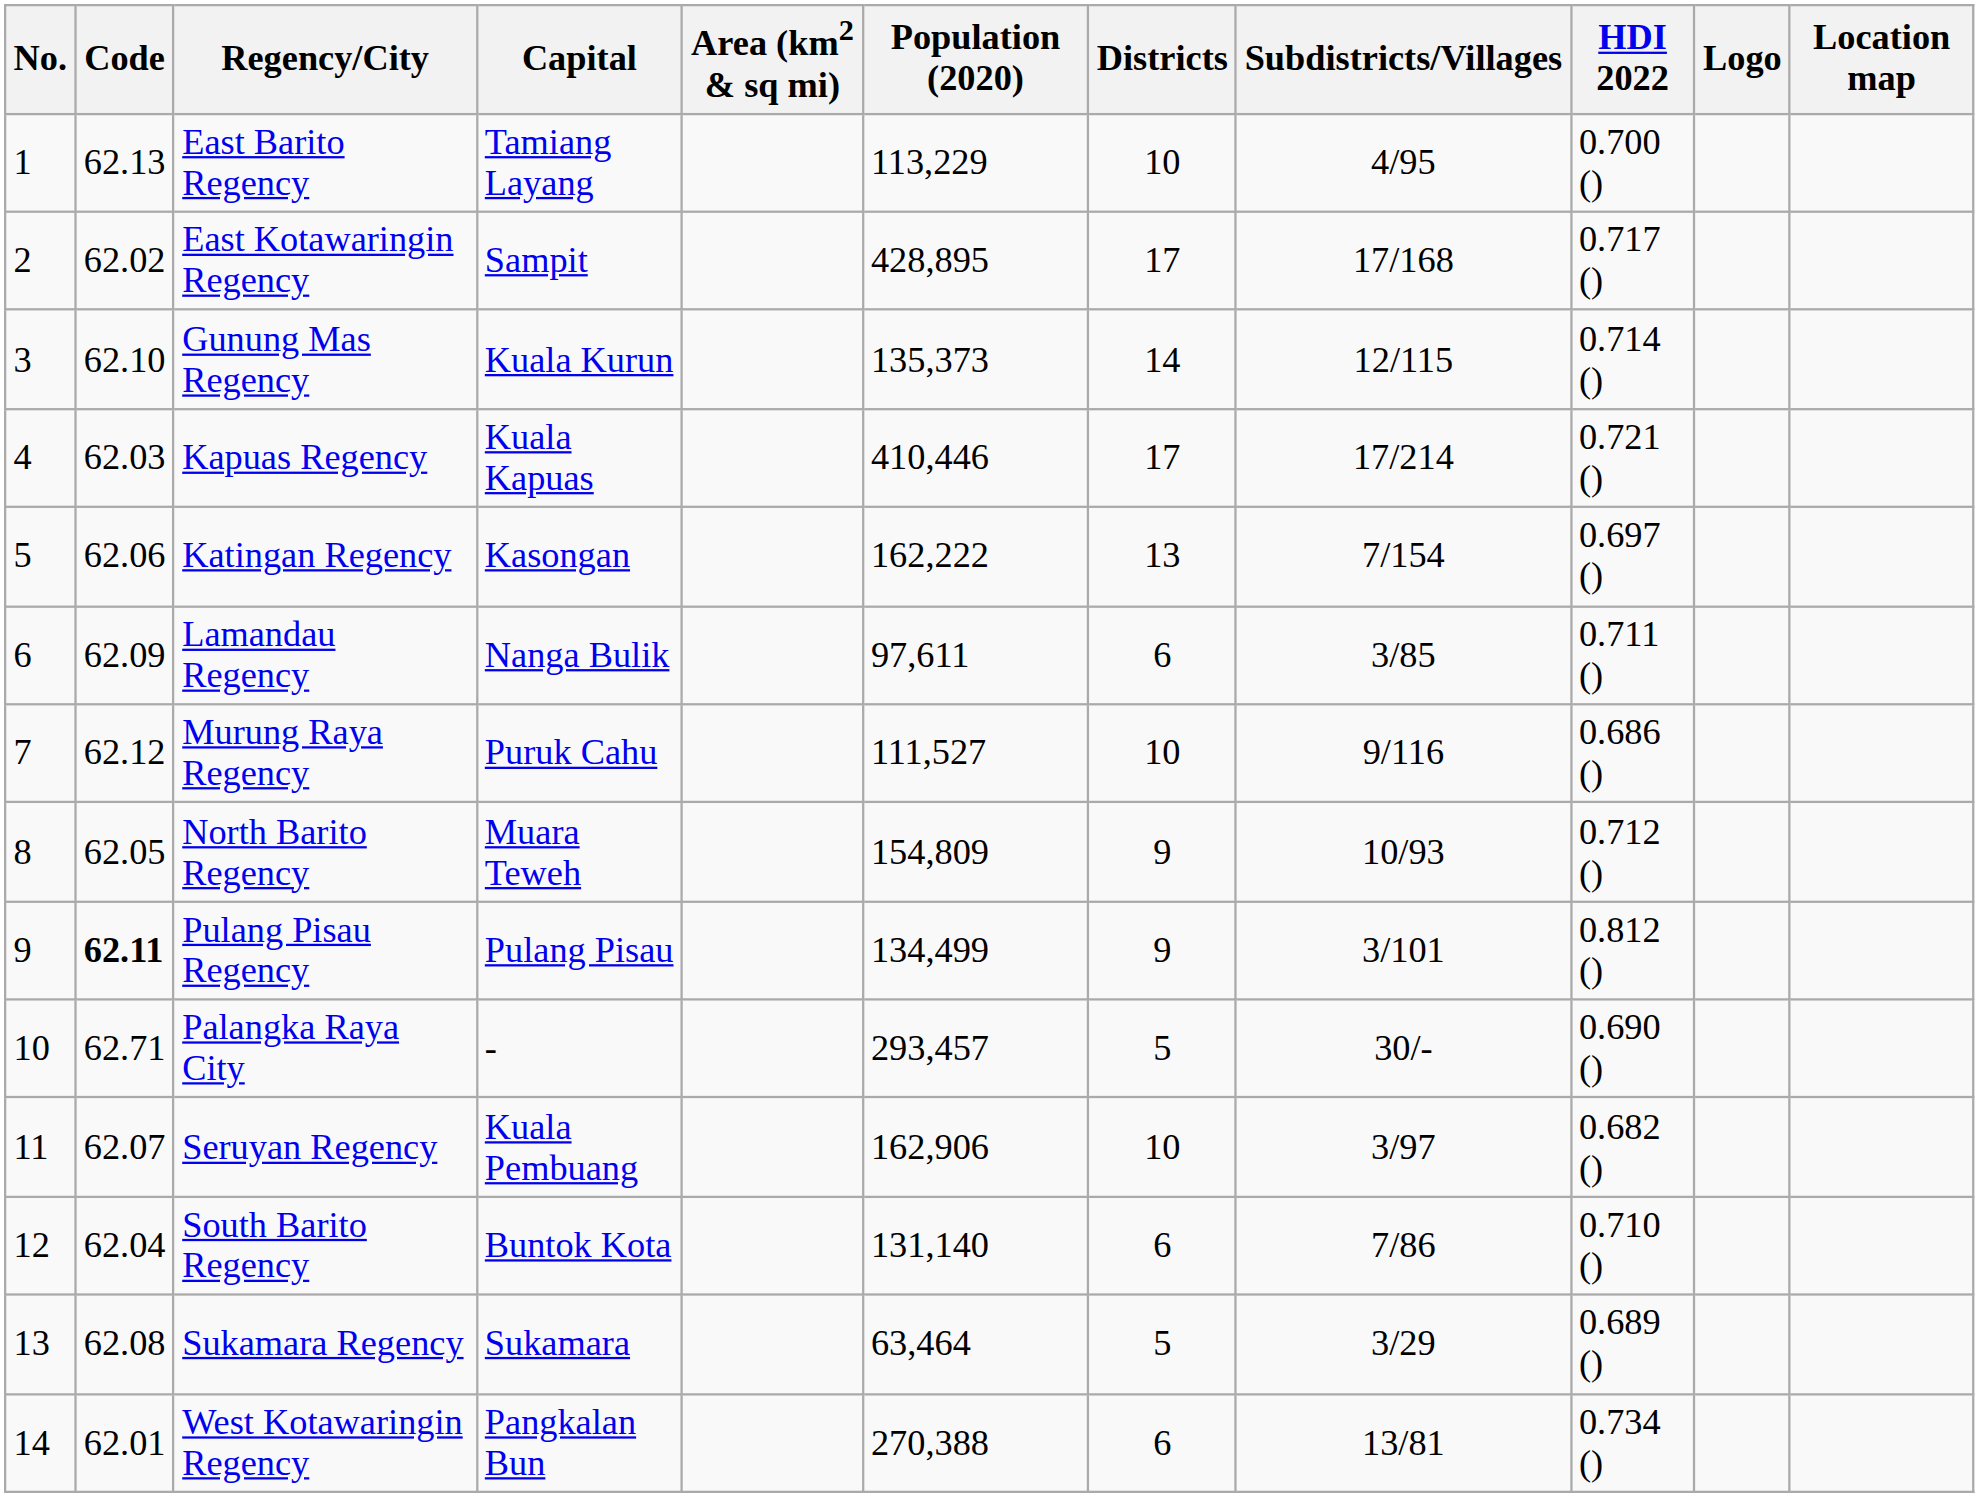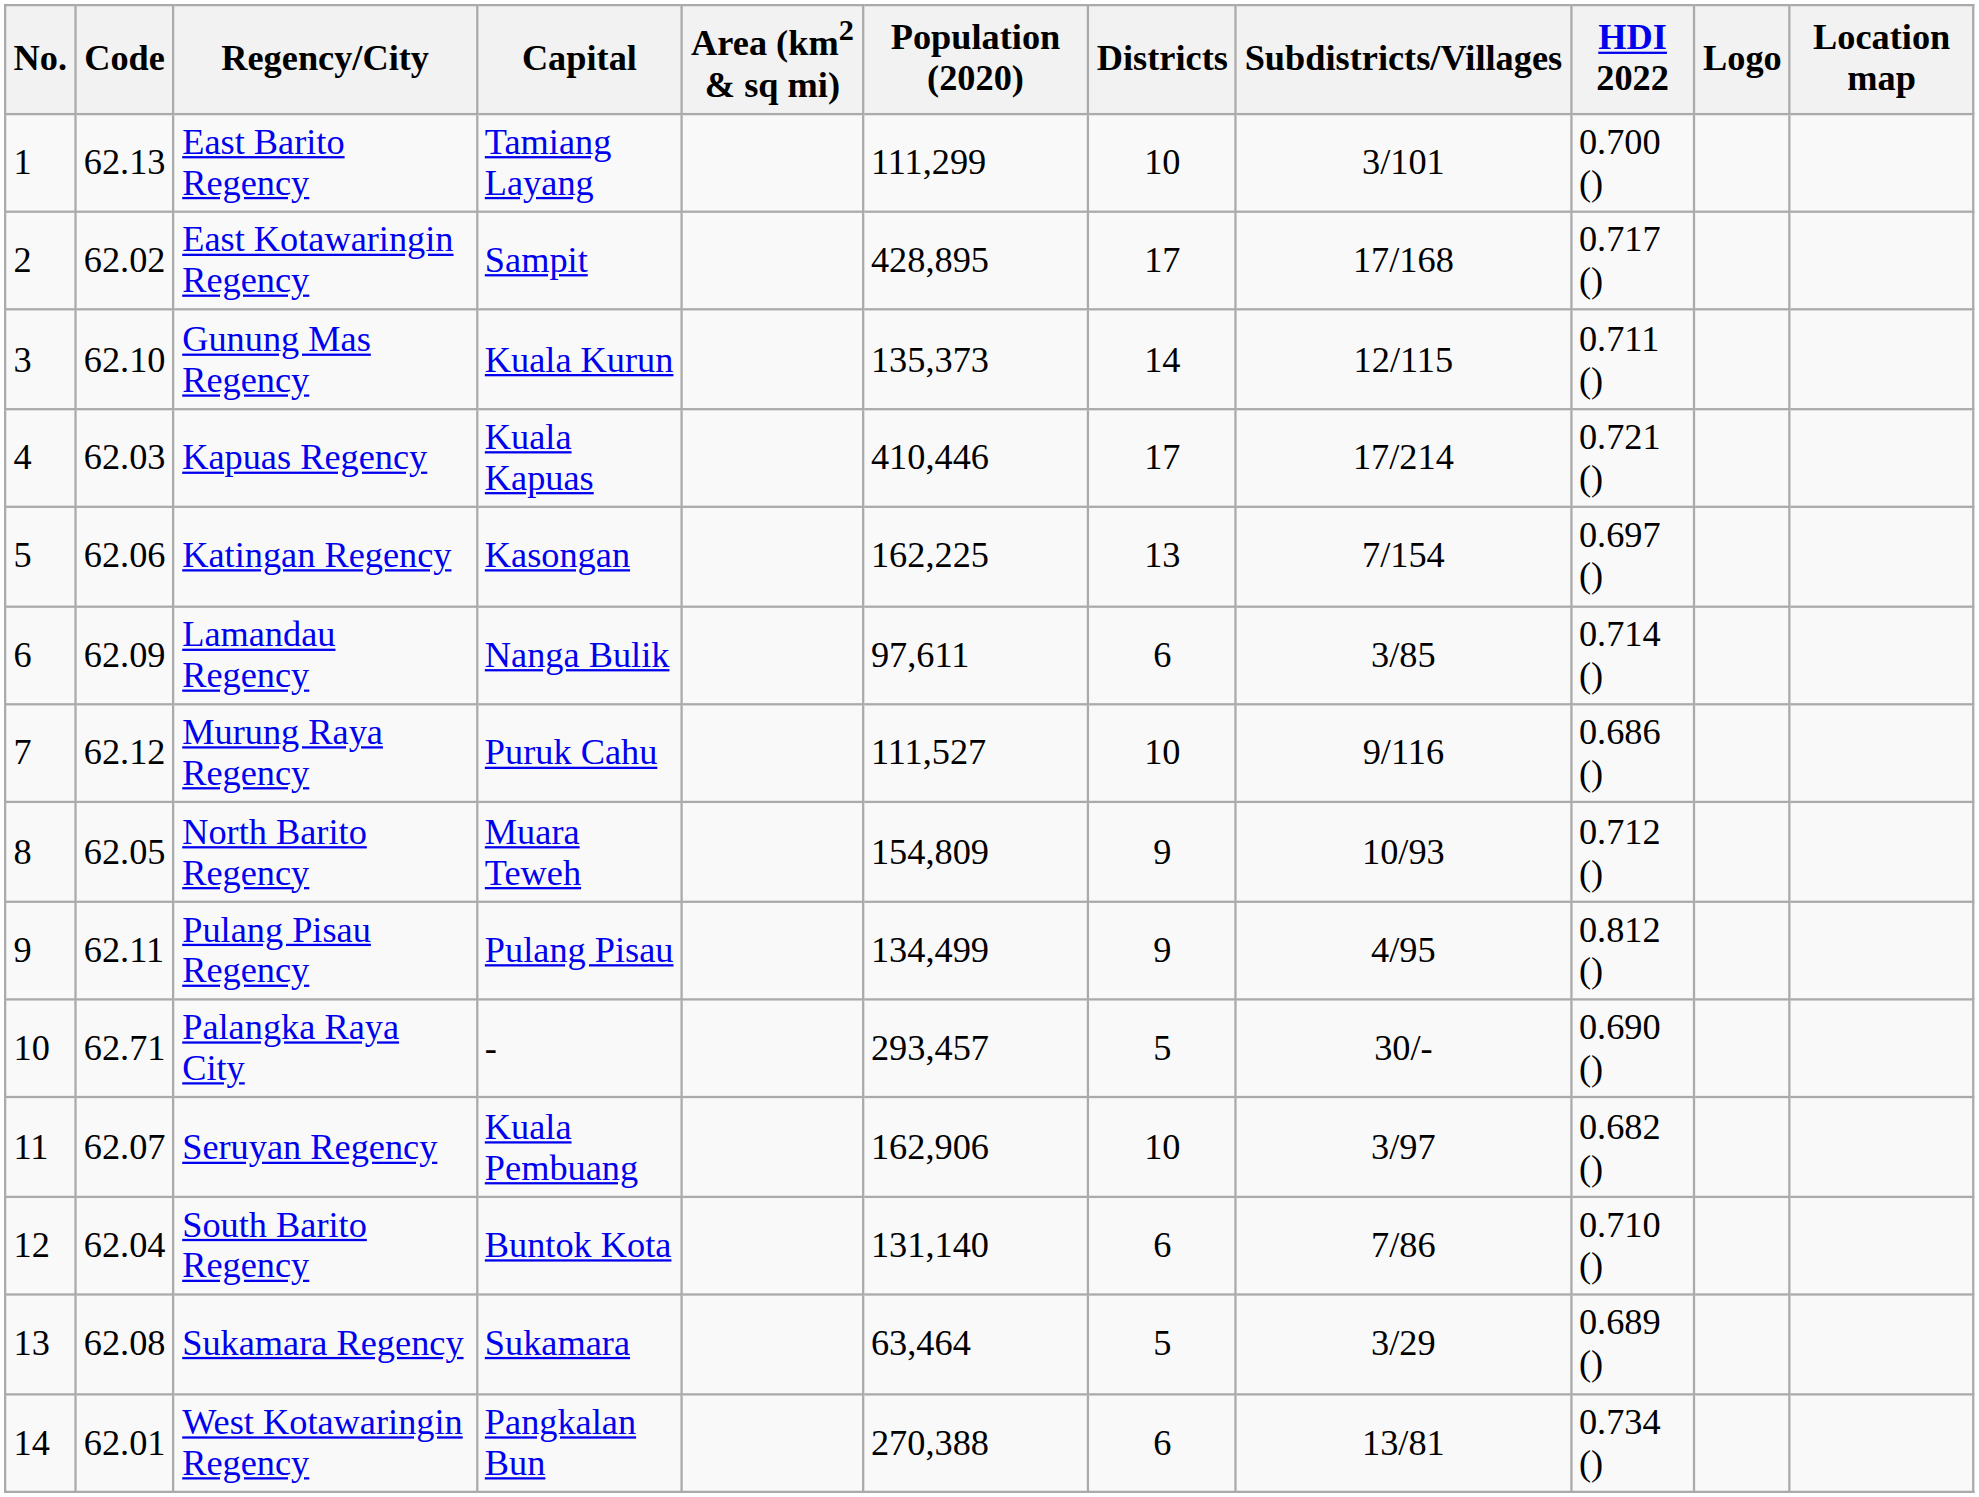(929, 162) 113,229 -> (929, 162) 111,299
(1403, 162) 4/95 -> (1403, 162) 3/101
(1620, 358) 0.714 () -> (1619, 358) 0.711 ()
(930, 555) 162,222 -> (930, 555) 162,225
(1619, 654) 0.711 () -> (1620, 654) 0.714 ()
(124, 949) bold -> (124, 949) normal
(1403, 949) 3/101 -> (1403, 949) 4/95
